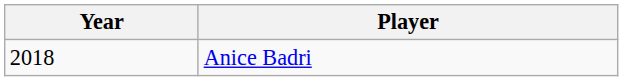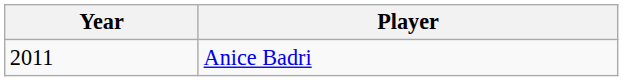(32, 57) 2018 -> (32, 57) 2011
